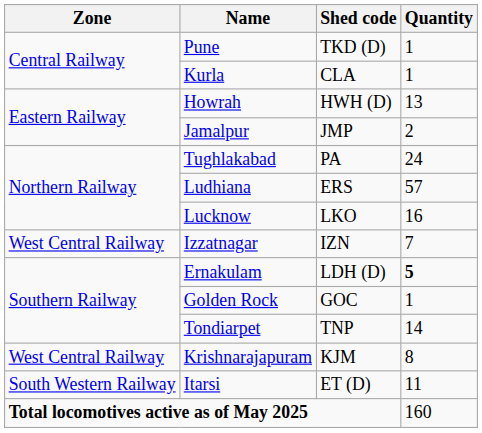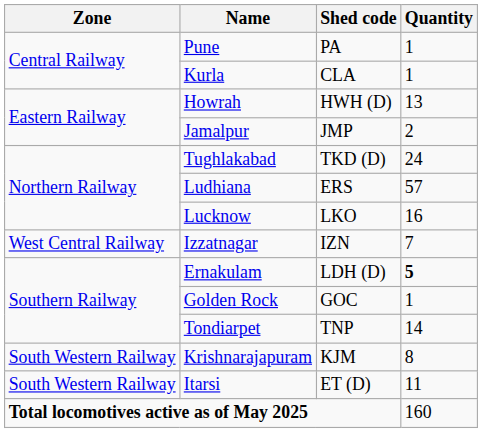(353, 46) TKD (D) -> (331, 46) PA
(331, 159) PA -> (353, 159) TKD (D)
(86, 356) West Central Railway -> (92, 356) South Western Railway
